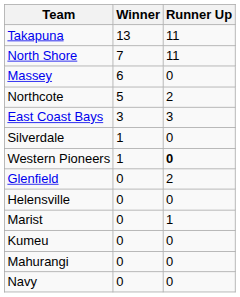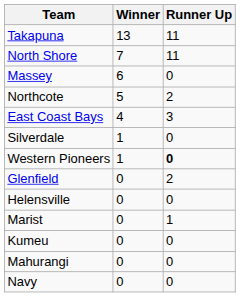(120, 117) 3 -> (120, 117) 4
